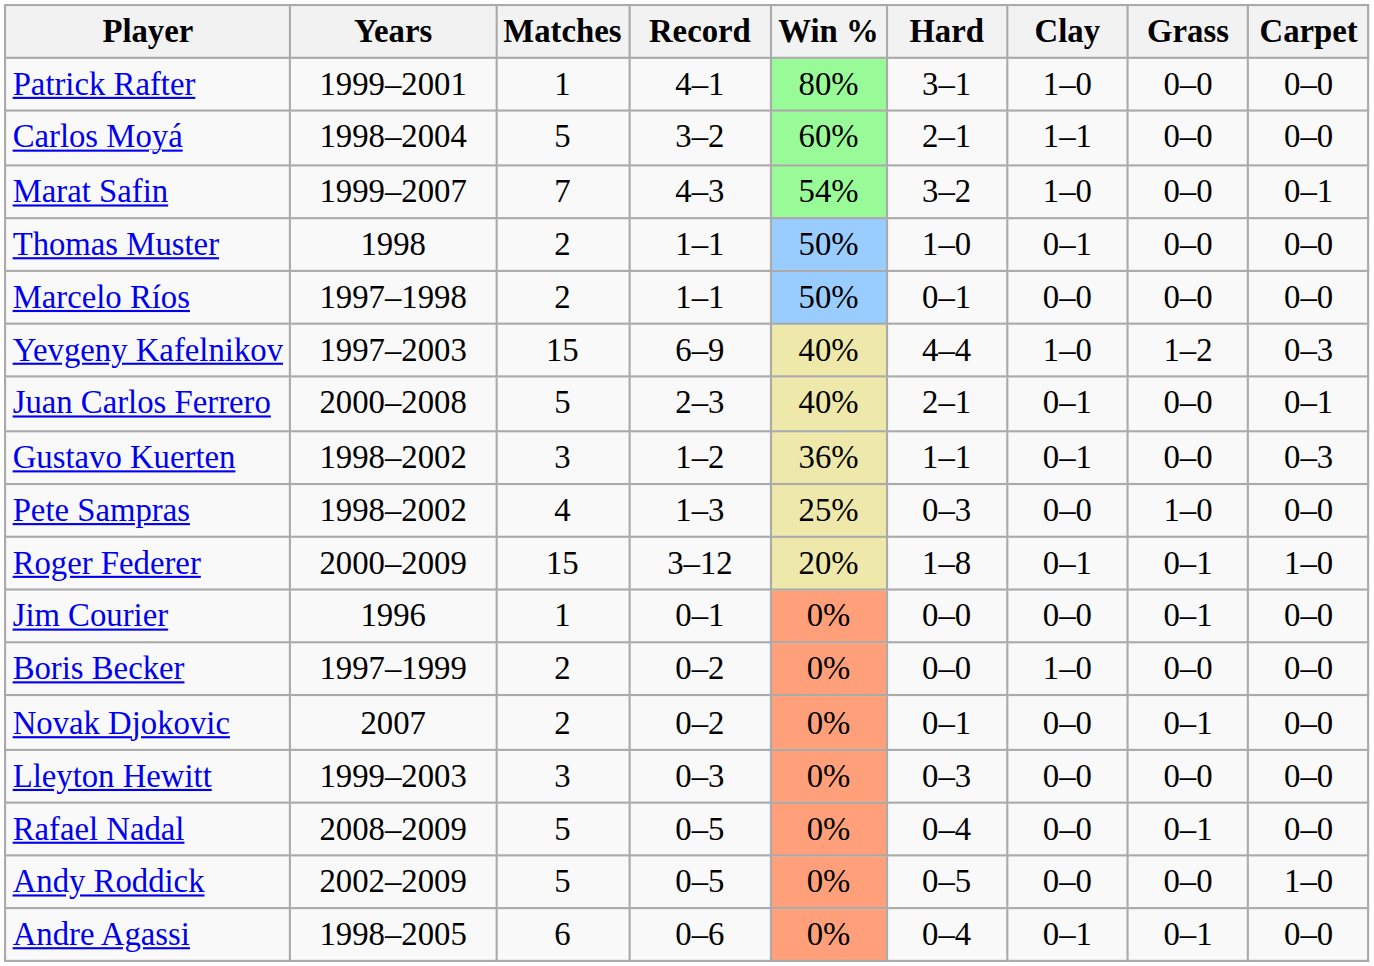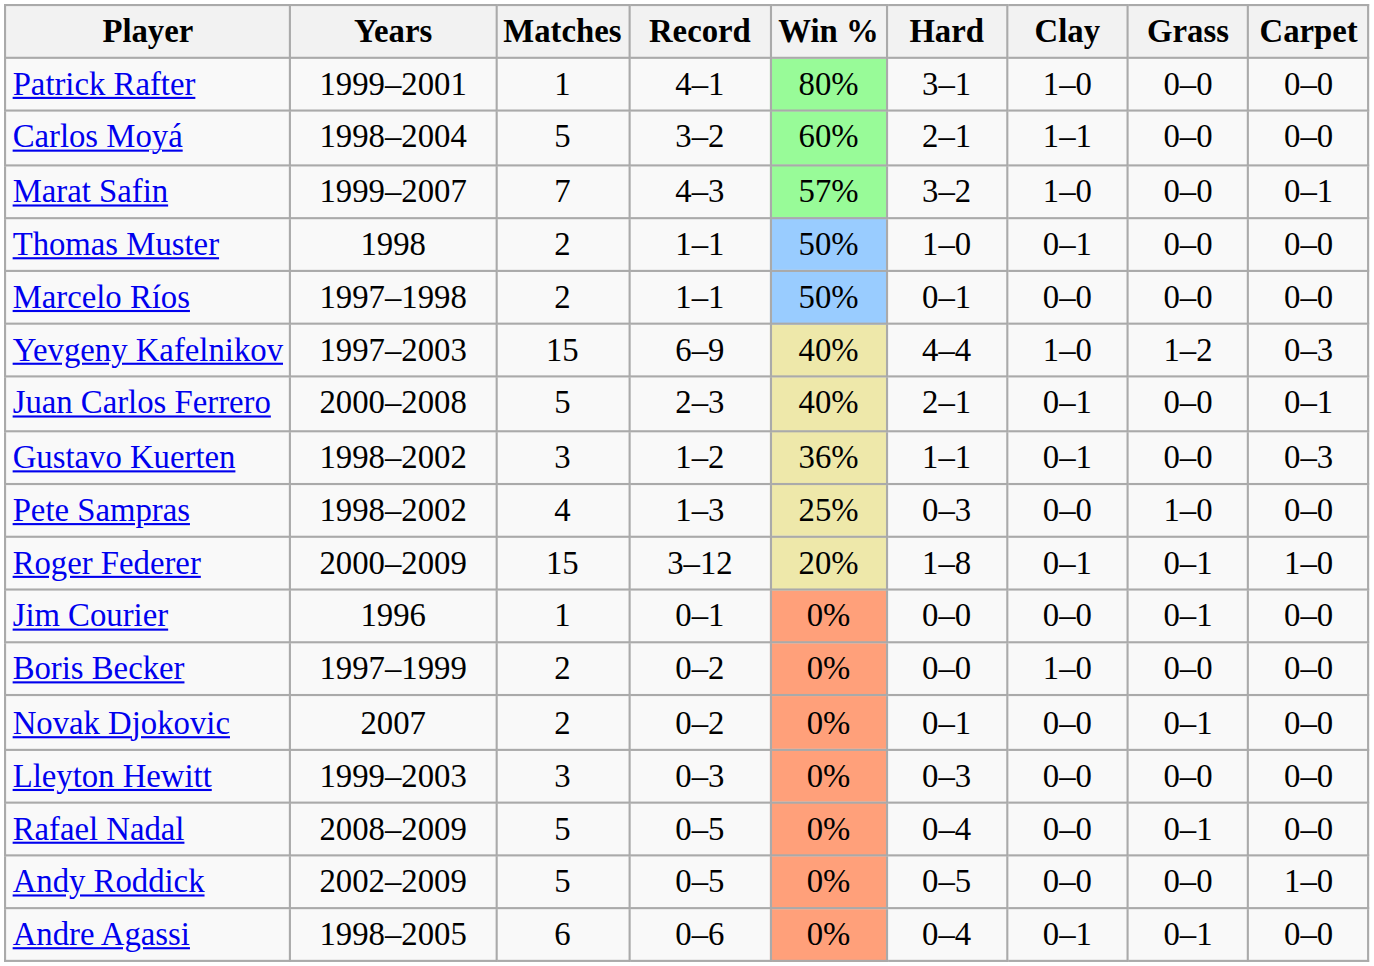(829, 190) 54% -> (829, 190) 57%
